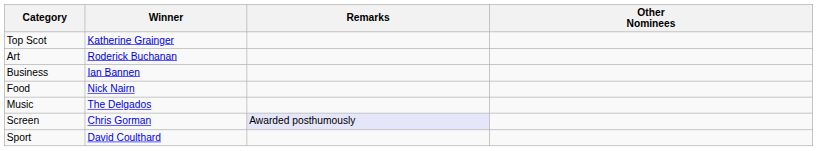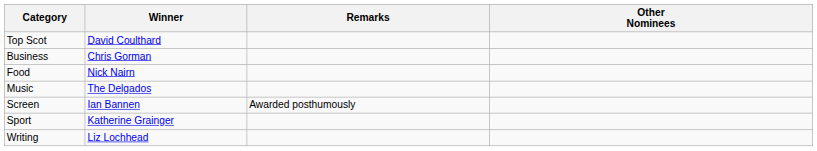(131, 40) Katherine Grainger -> (124, 40) David Coulthard
- row: (13, 56)
(114, 72) Ian Bannen -> (119, 56) Chris Gorman
(119, 121) Chris Gorman -> (114, 105) Ian Bannen
(302, 121) lavender background -> (302, 105) no background
(124, 137) David Coulthard -> (131, 121) Katherine Grainger
+ row: (23, 137)
